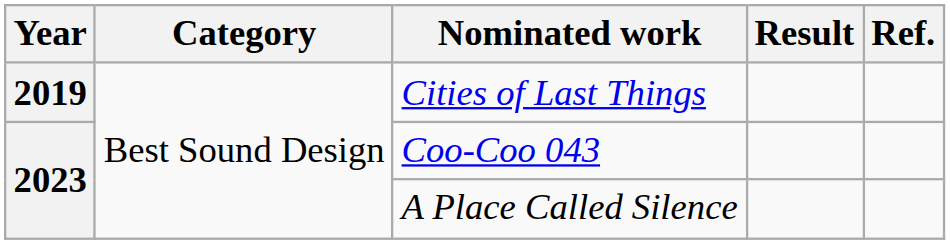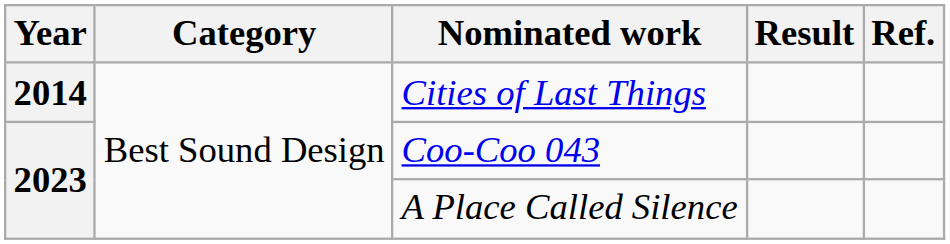(50, 91) 2019 -> (50, 91) 2014
